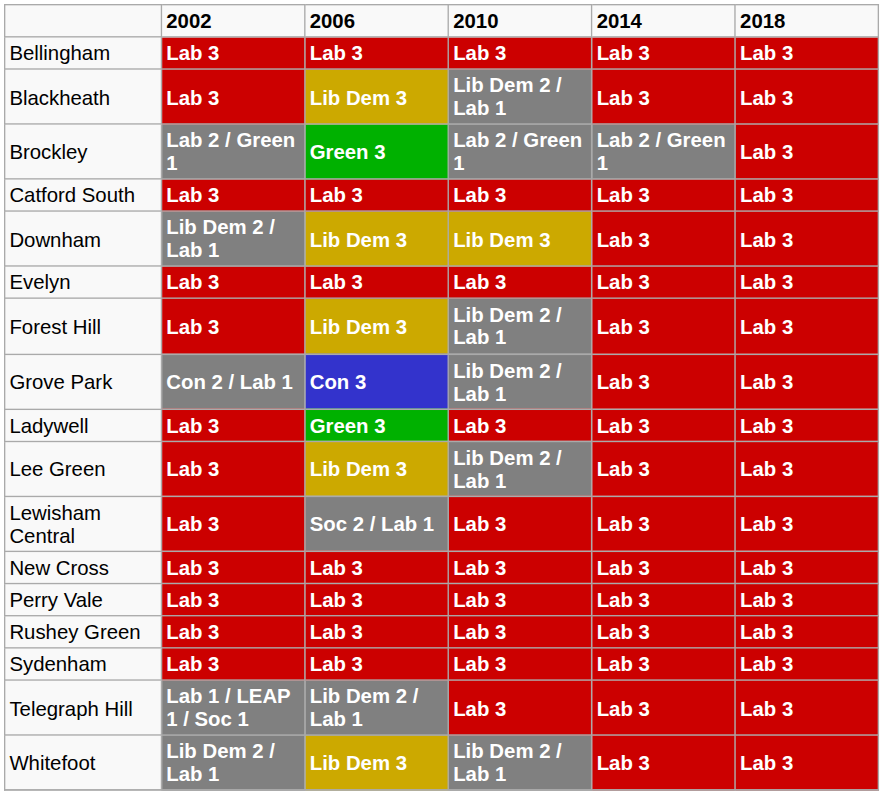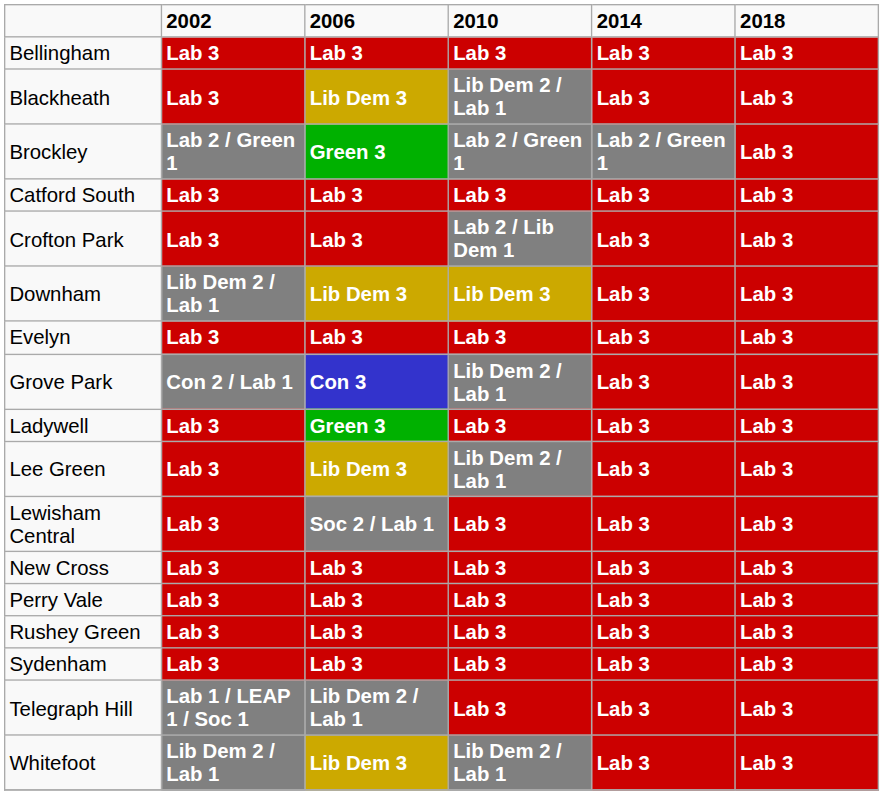+ row: (67, 239)
- row: (55, 326)
